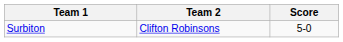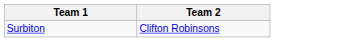- column: (304, 12)
